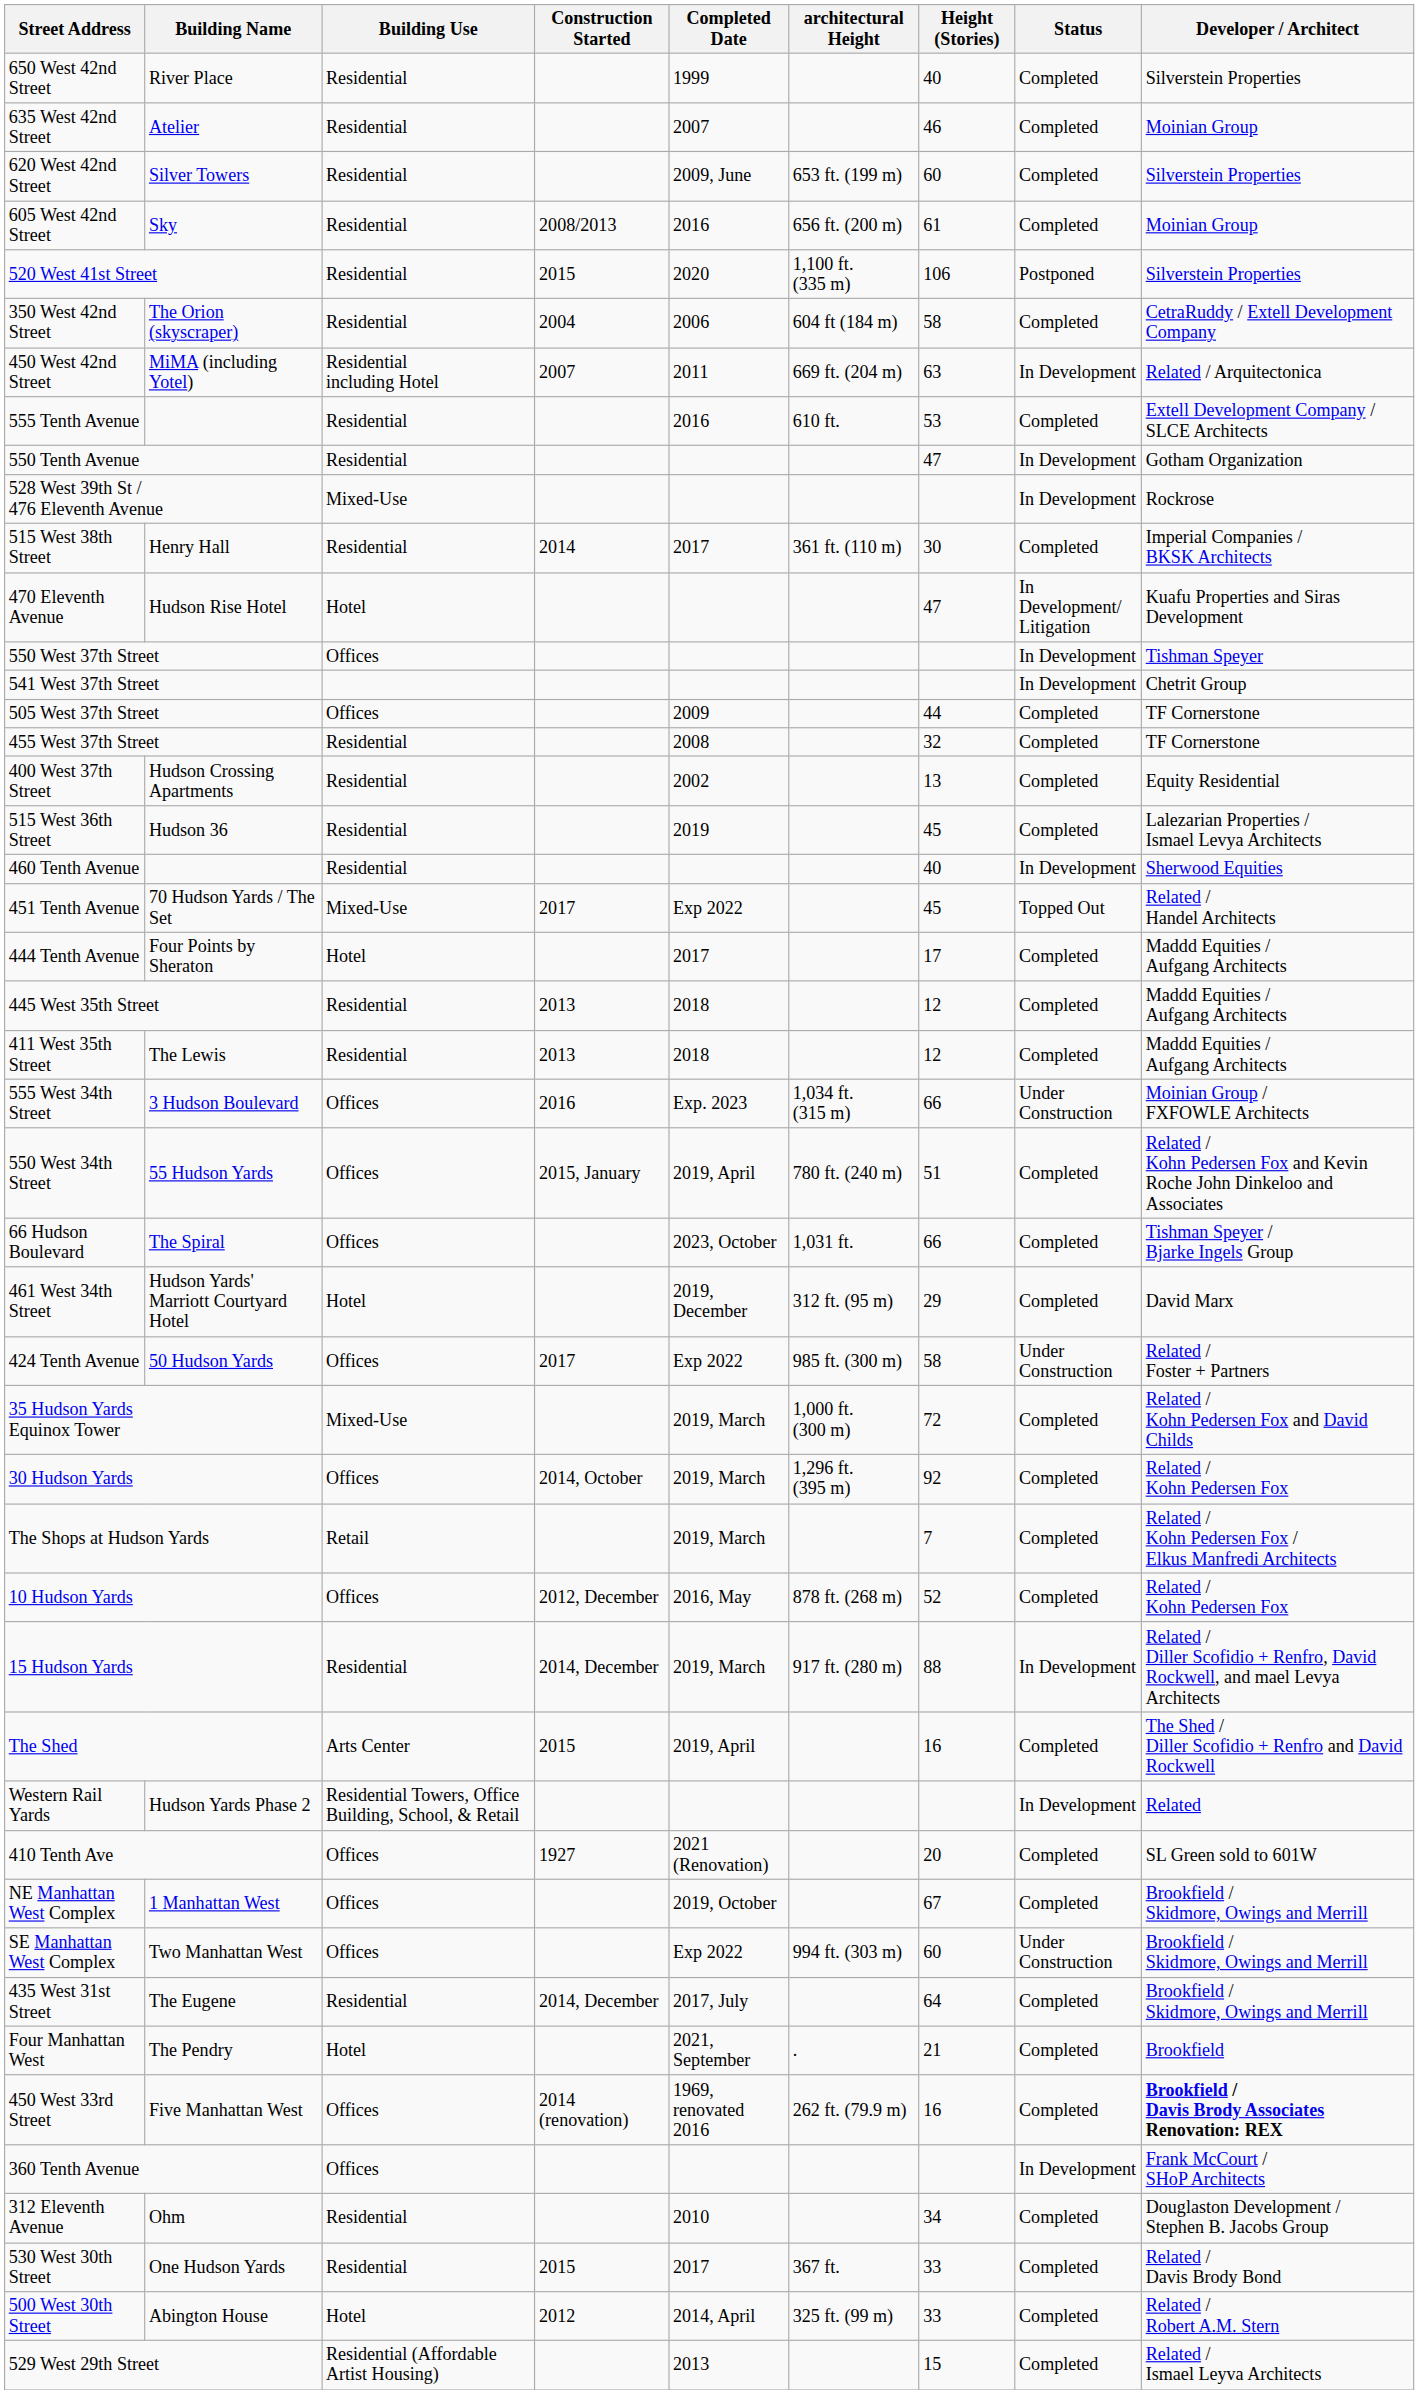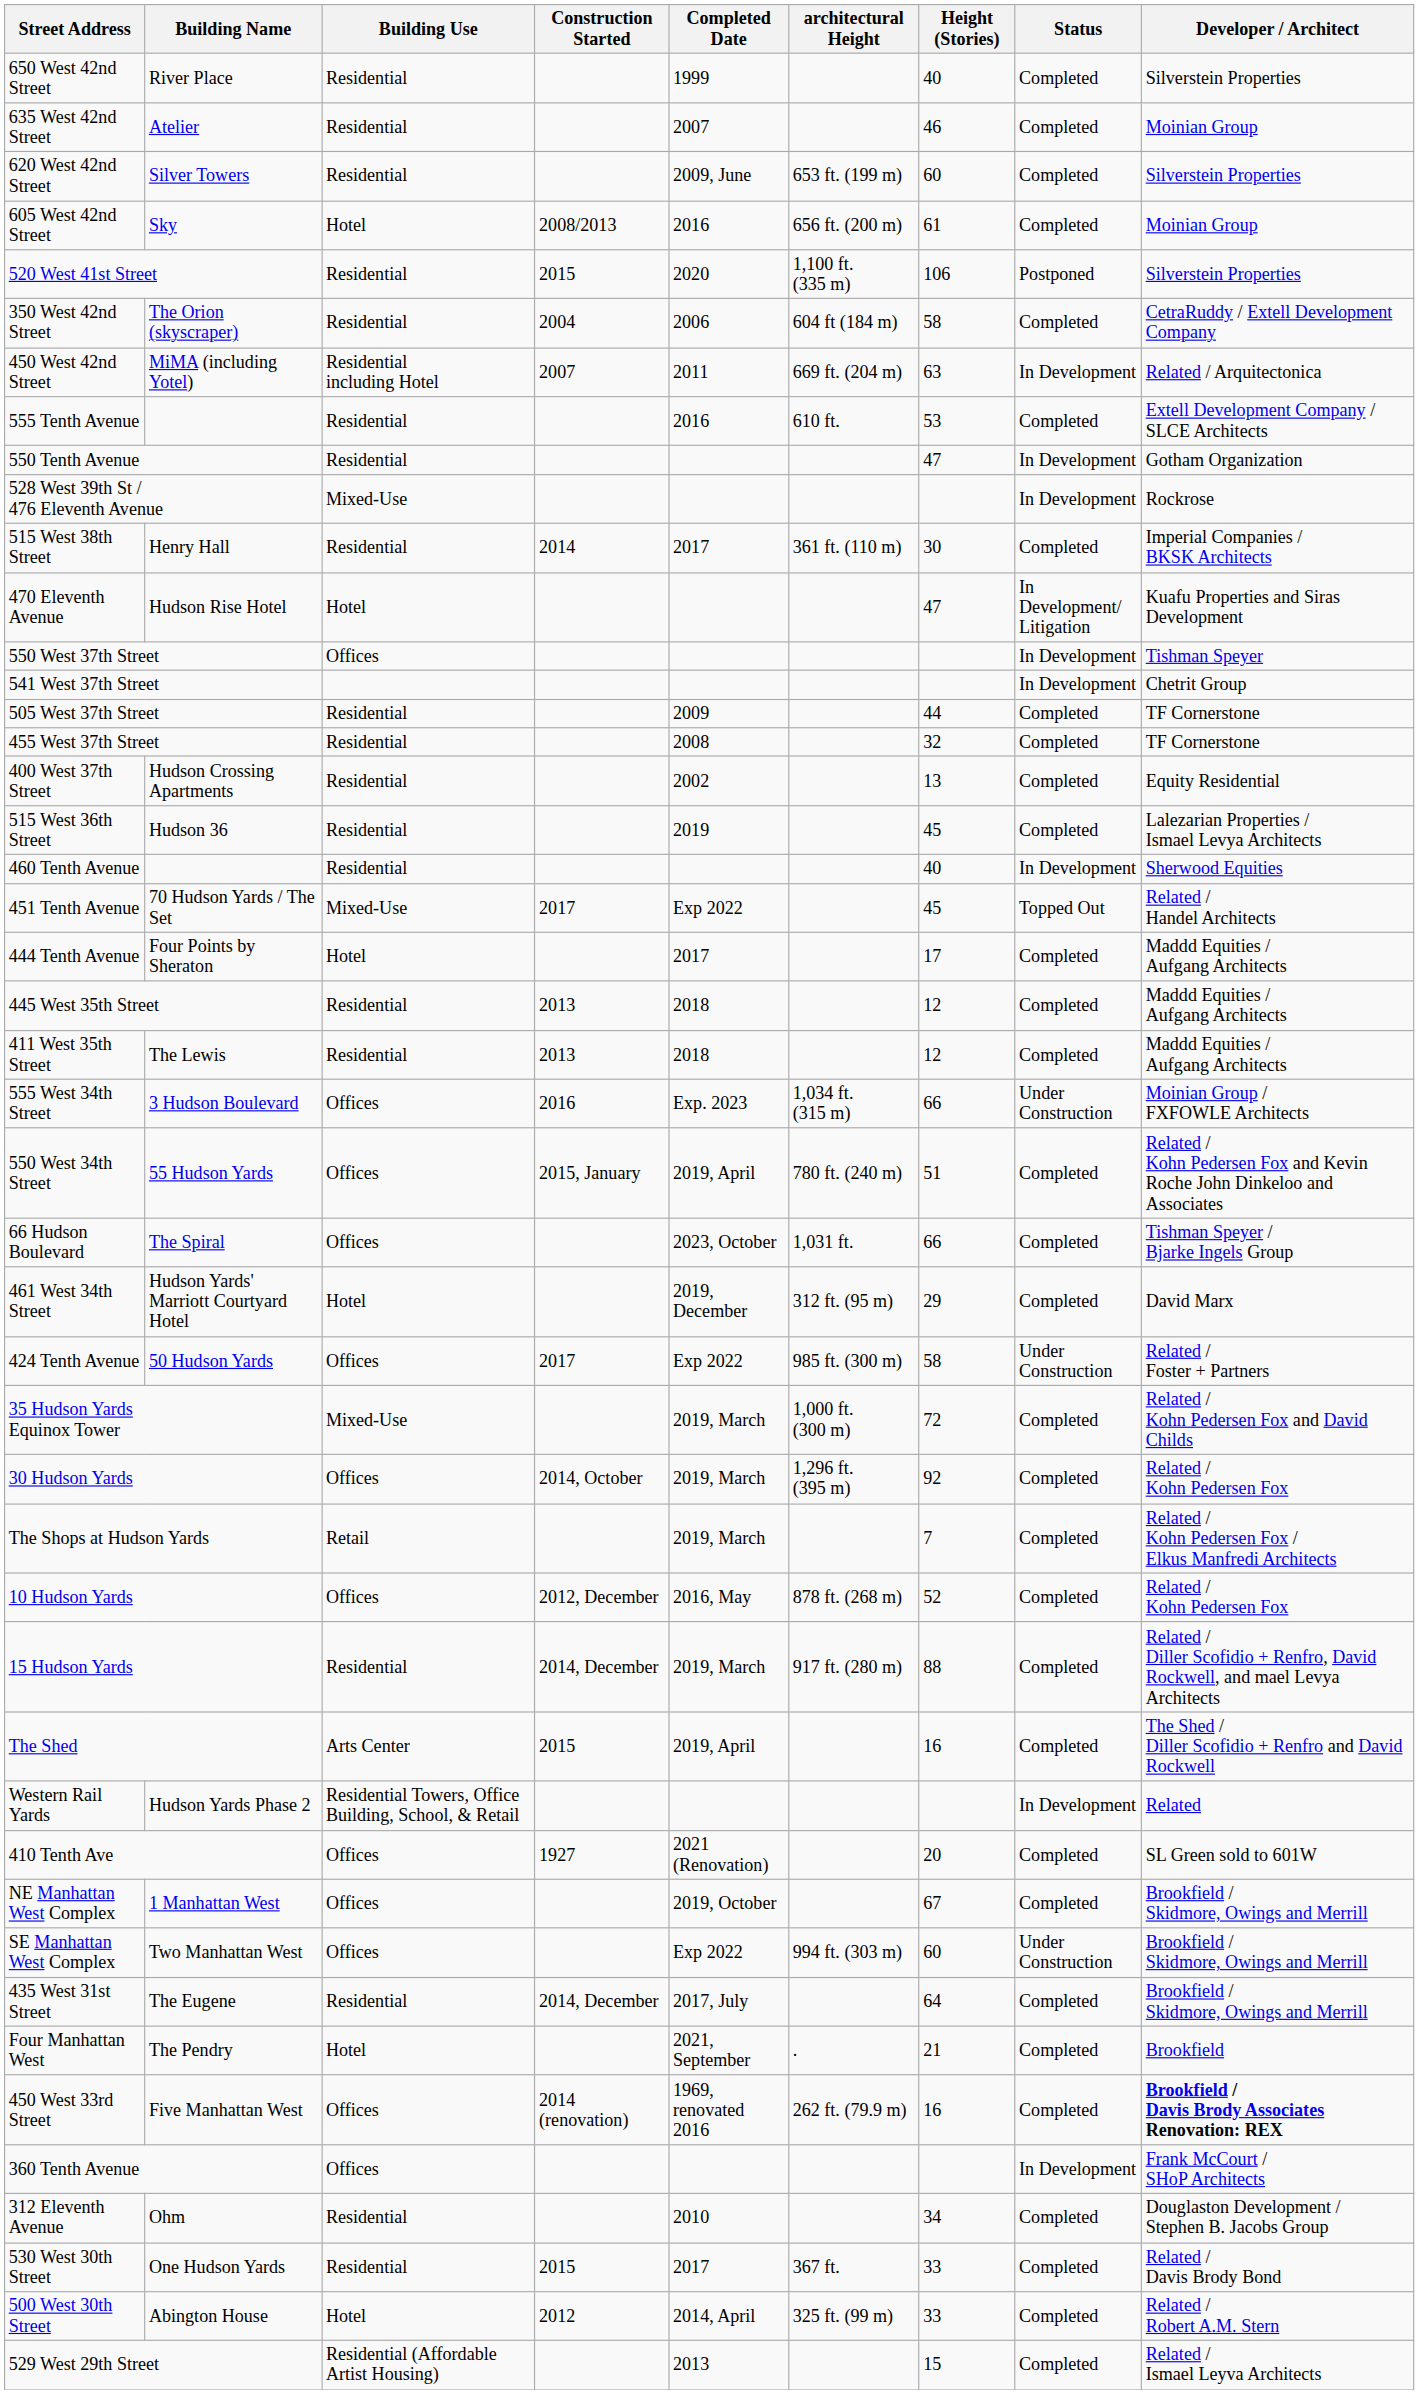(367, 225) Residential -> (346, 225) Hotel
(352, 713) Offices -> (367, 713) Residential
(1078, 1666) In Development -> (1059, 1666) Completed
